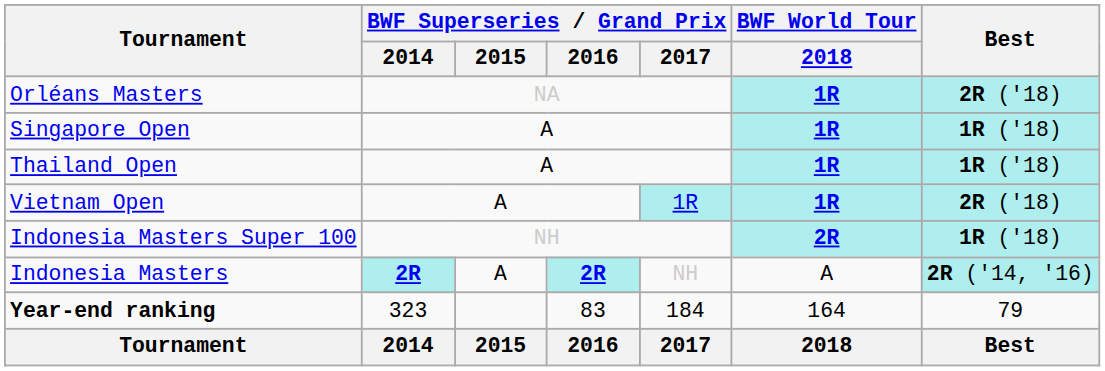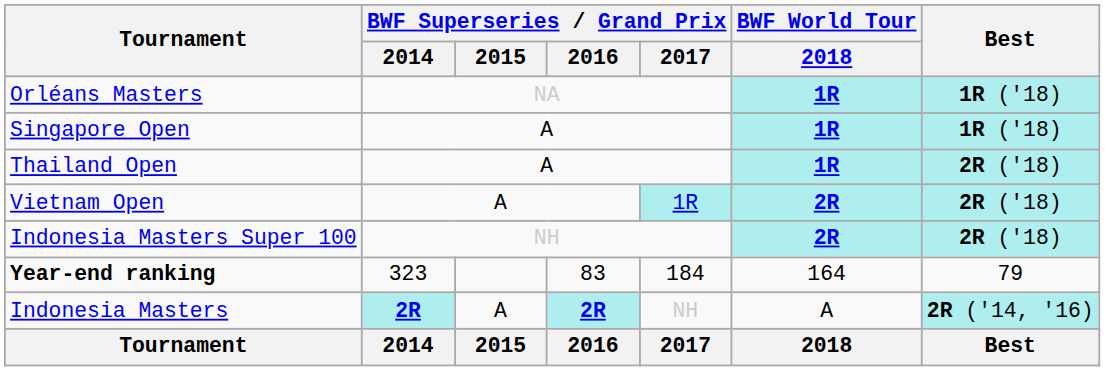(1010, 95) 2R ('18) -> (1010, 95) 1R ('18)
(1010, 166) 1R ('18) -> (1010, 166) 2R ('18)
(827, 202) 1R -> (827, 202) 2R
(1010, 238) 1R ('18) -> (1010, 238) 2R ('18)
rows swapped: (119, 274) <-> (113, 310)
